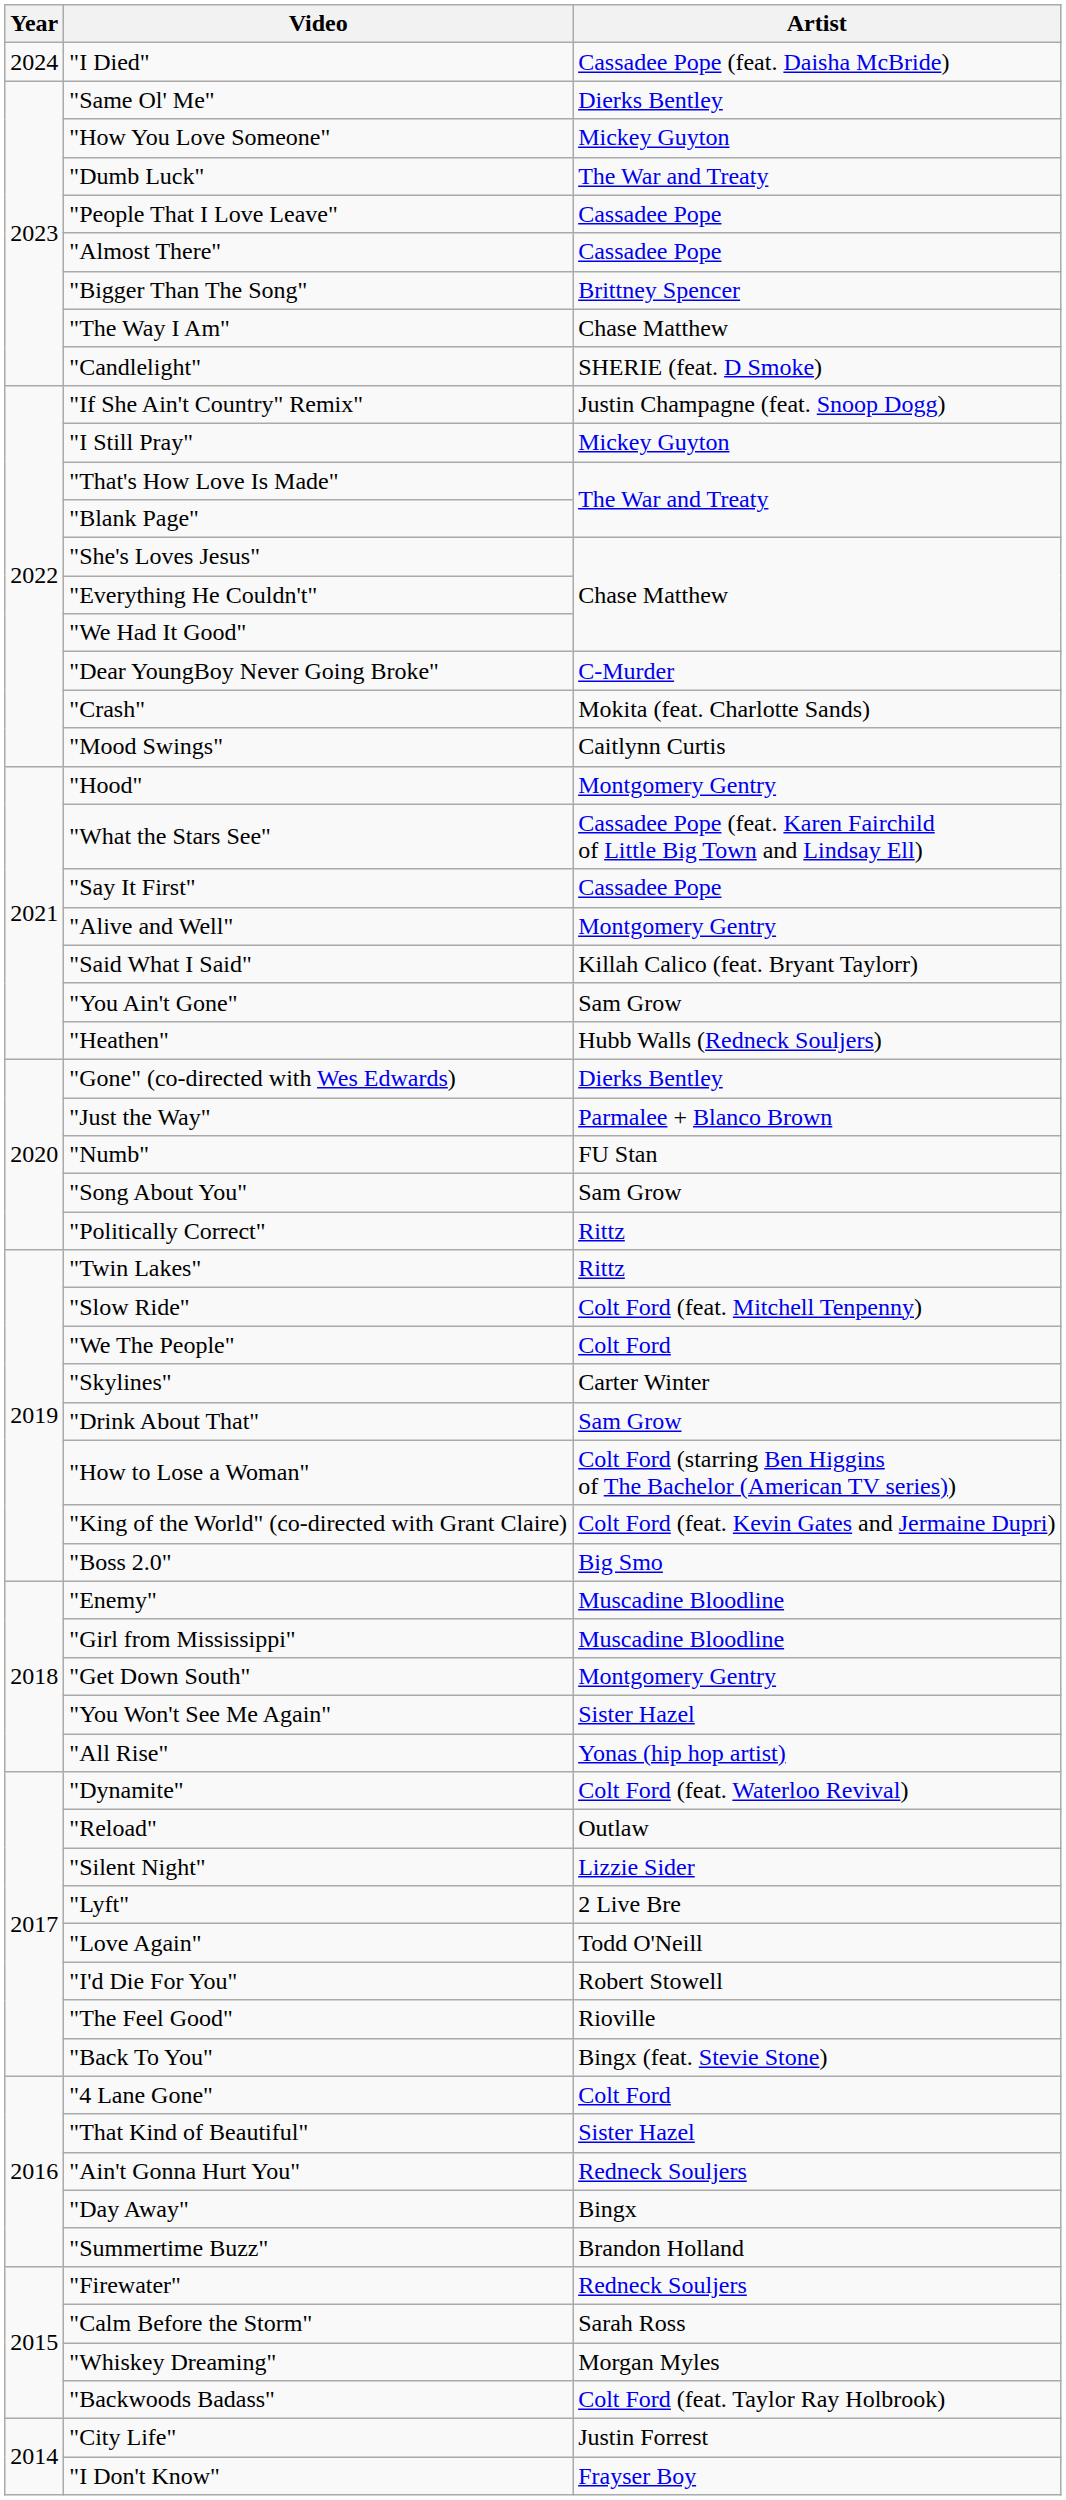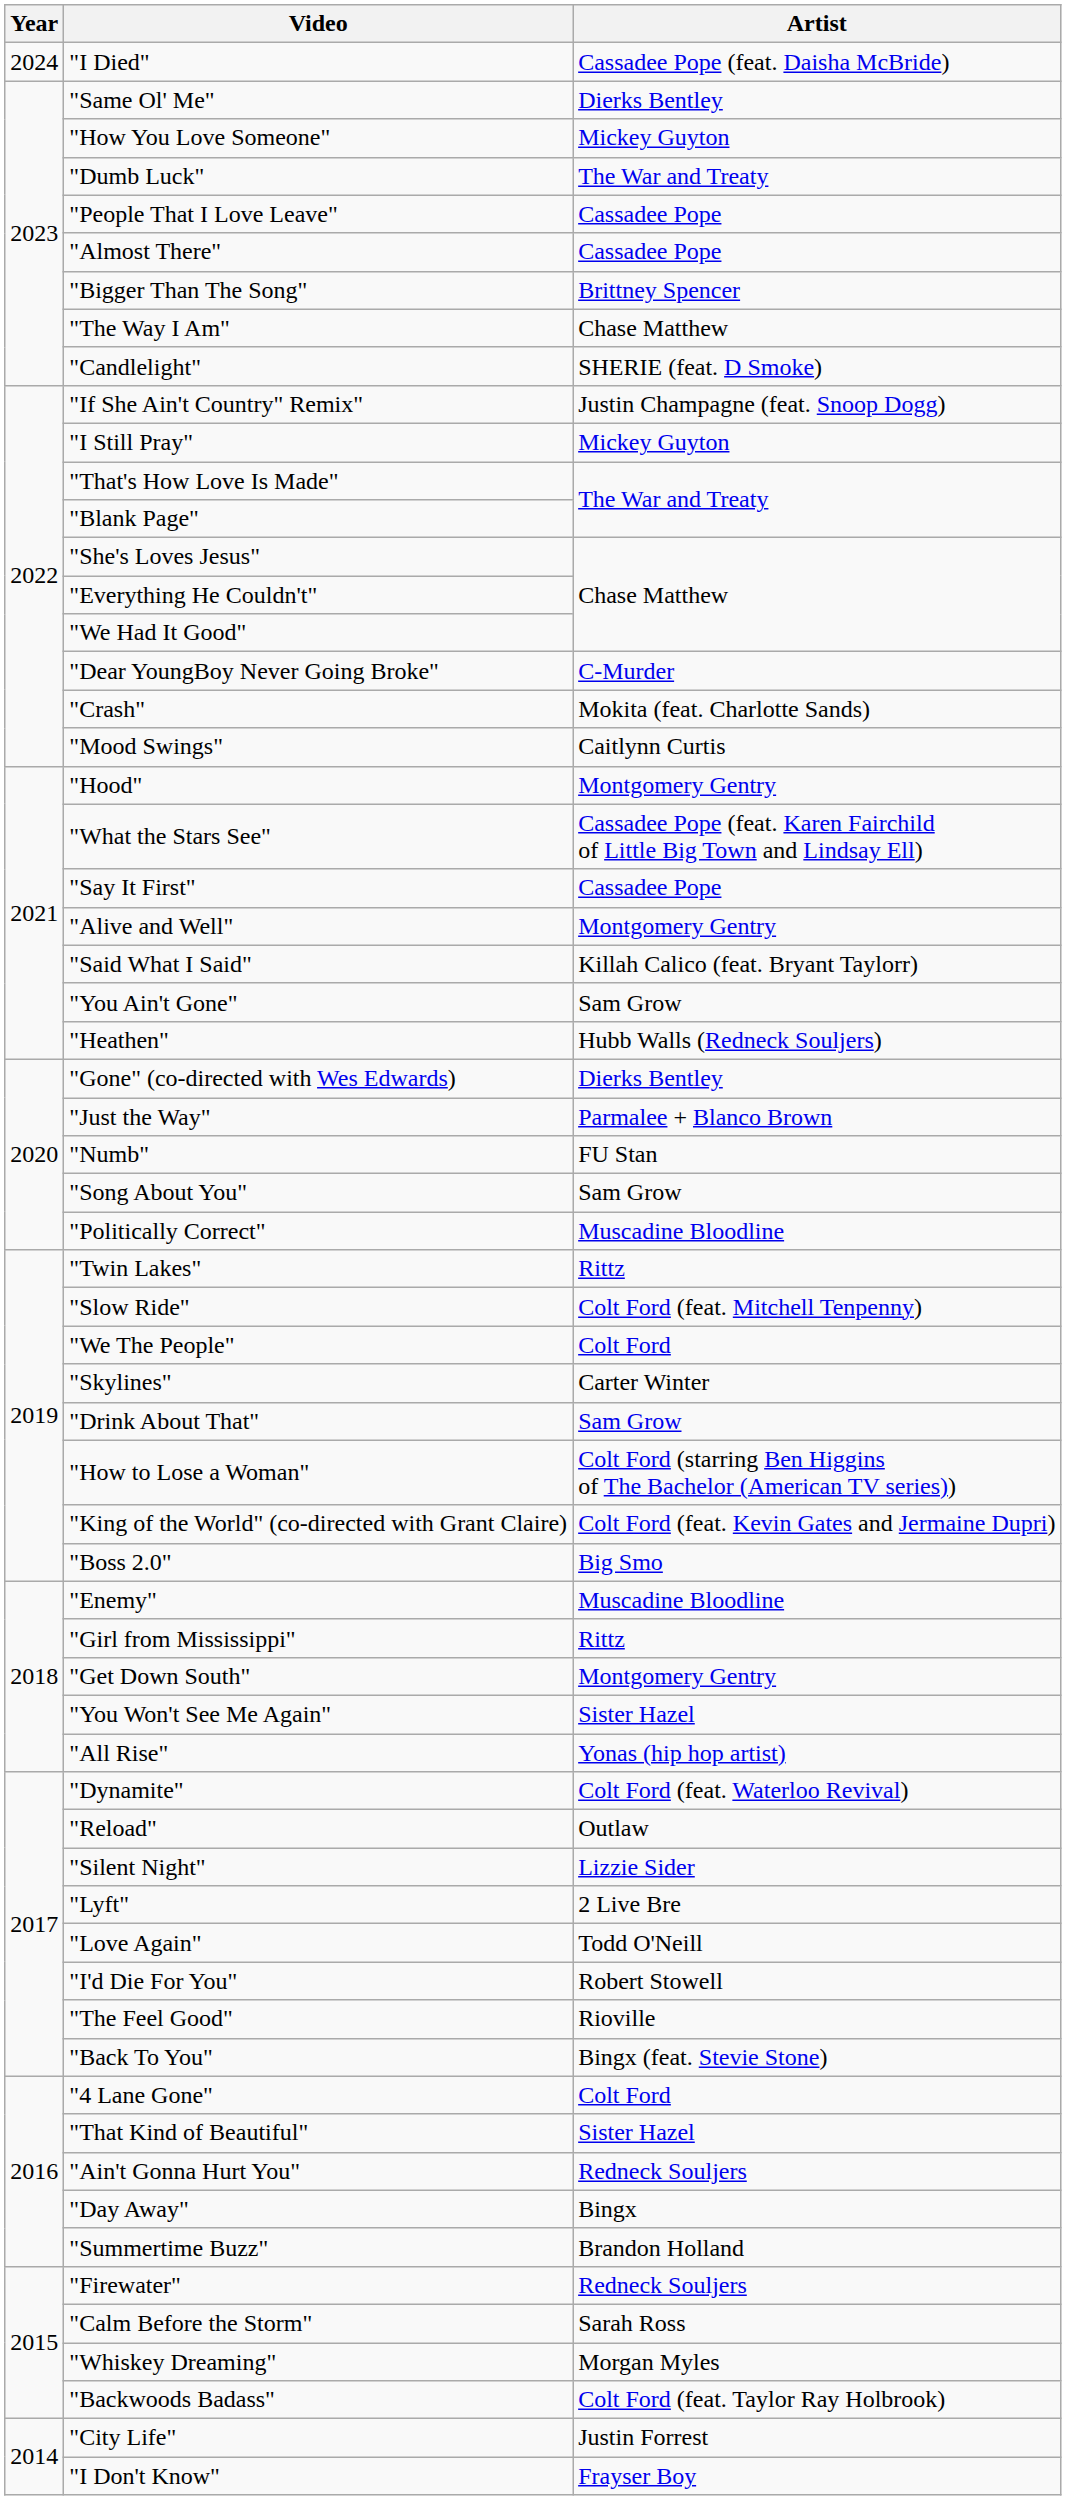(601, 1230) Rittz -> (681, 1230) Muscadine Bloodline
(681, 1638) Muscadine Bloodline -> (601, 1638) Rittz
